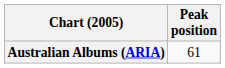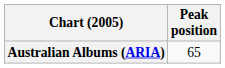(194, 52) 61 -> (194, 52) 65
